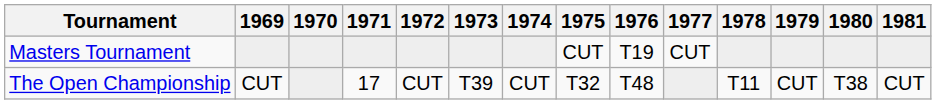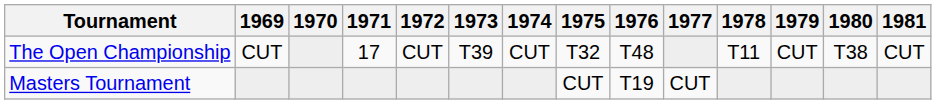rows swapped: (100, 52) <-> (120, 84)
